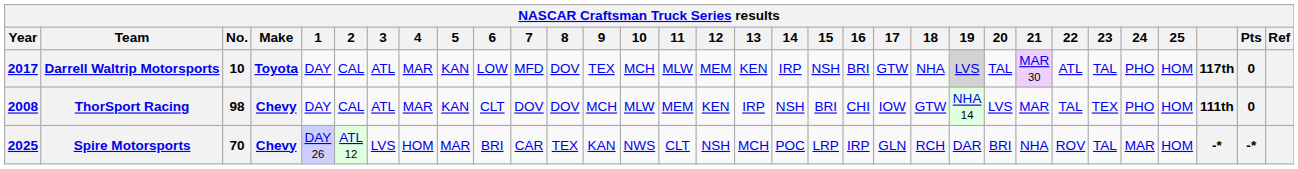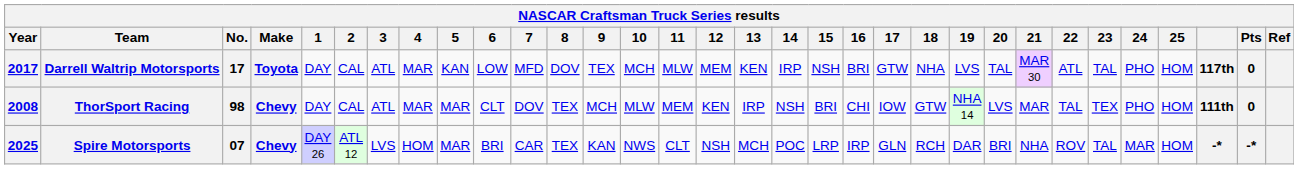(237, 68) 10 -> (237, 68) 17
(967, 68) lightgrey background -> (967, 68) no background
(455, 107) KAN -> (455, 107) MAR
(565, 107) DOV -> (565, 107) TEX
(237, 145) 70 -> (237, 145) 07
